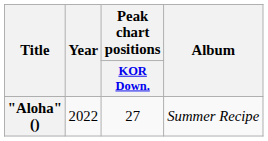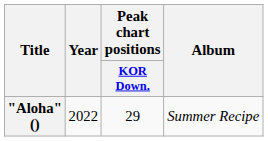(133, 116) 27 -> (133, 116) 29
